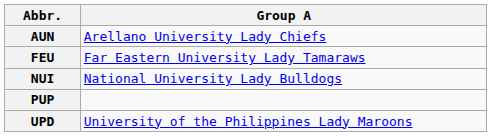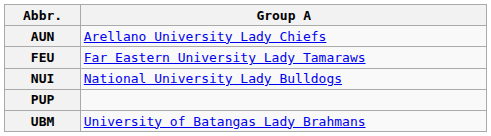+ row: (43, 121)
- row: (43, 121)
